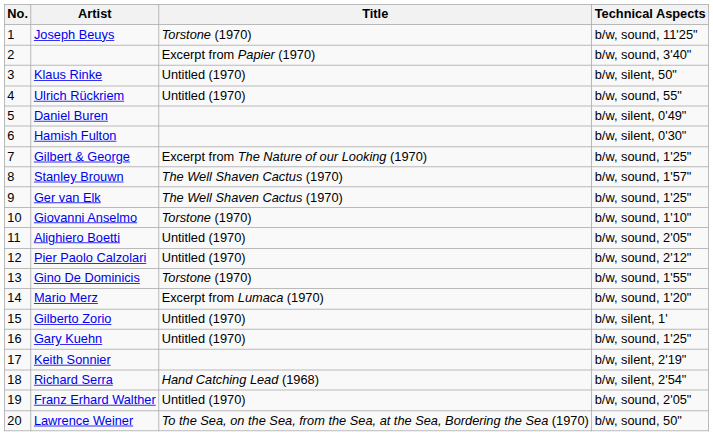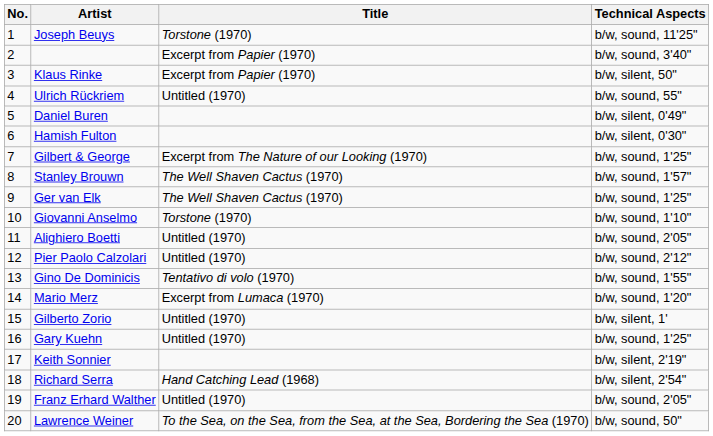(204, 75) Untitled (1970) -> (238, 75) Excerpt from Papier (1970)
(207, 278) Torstone (1970) -> (228, 278) Tentativo di volo (1970)
